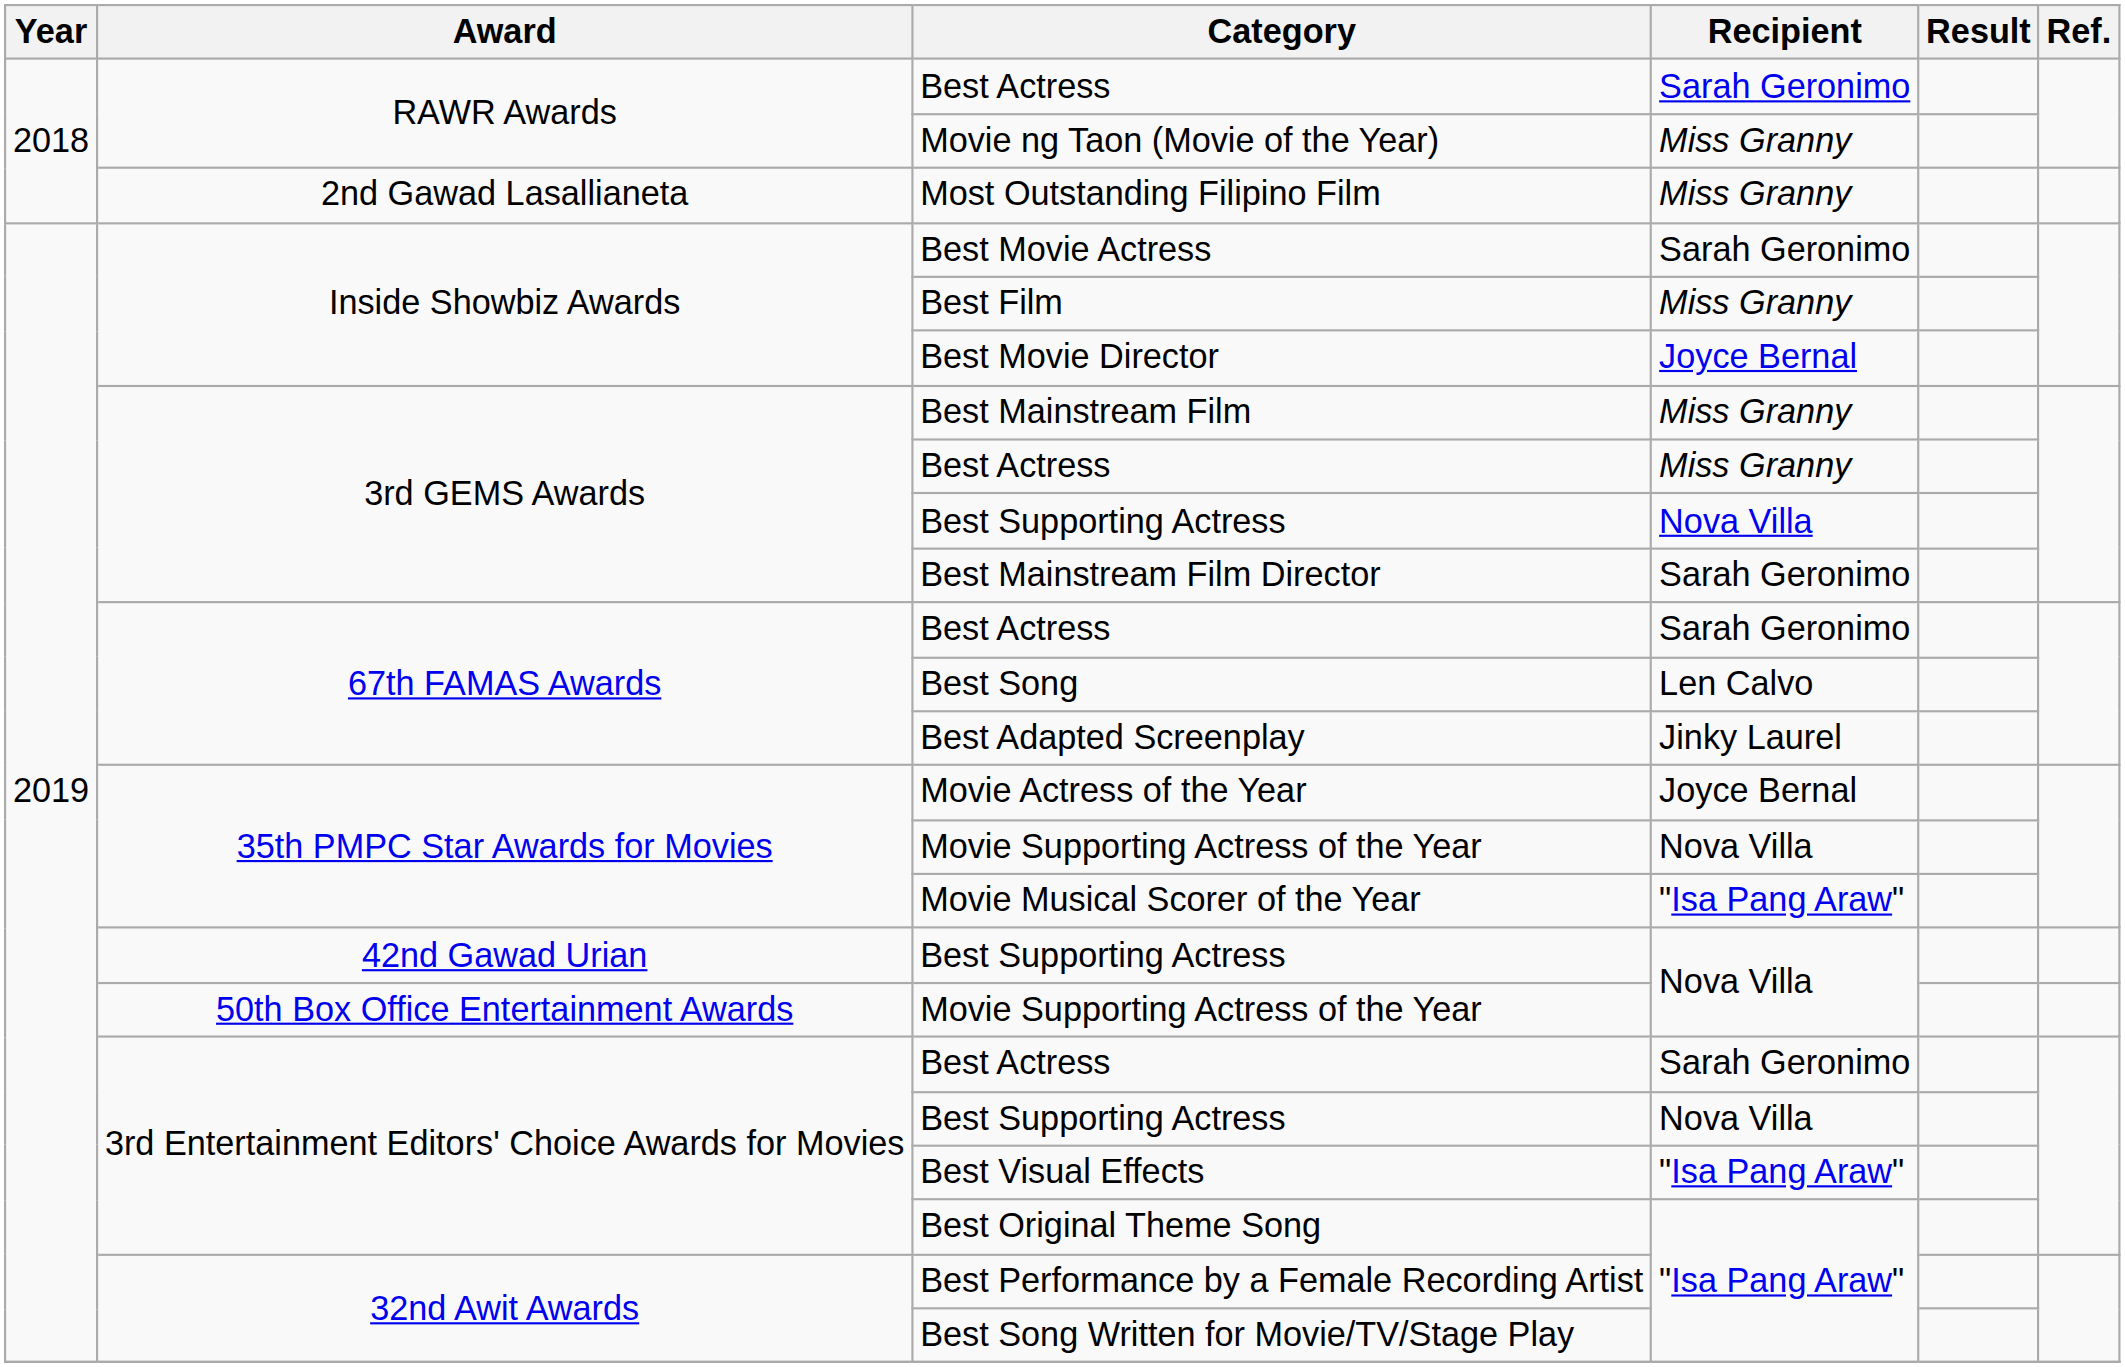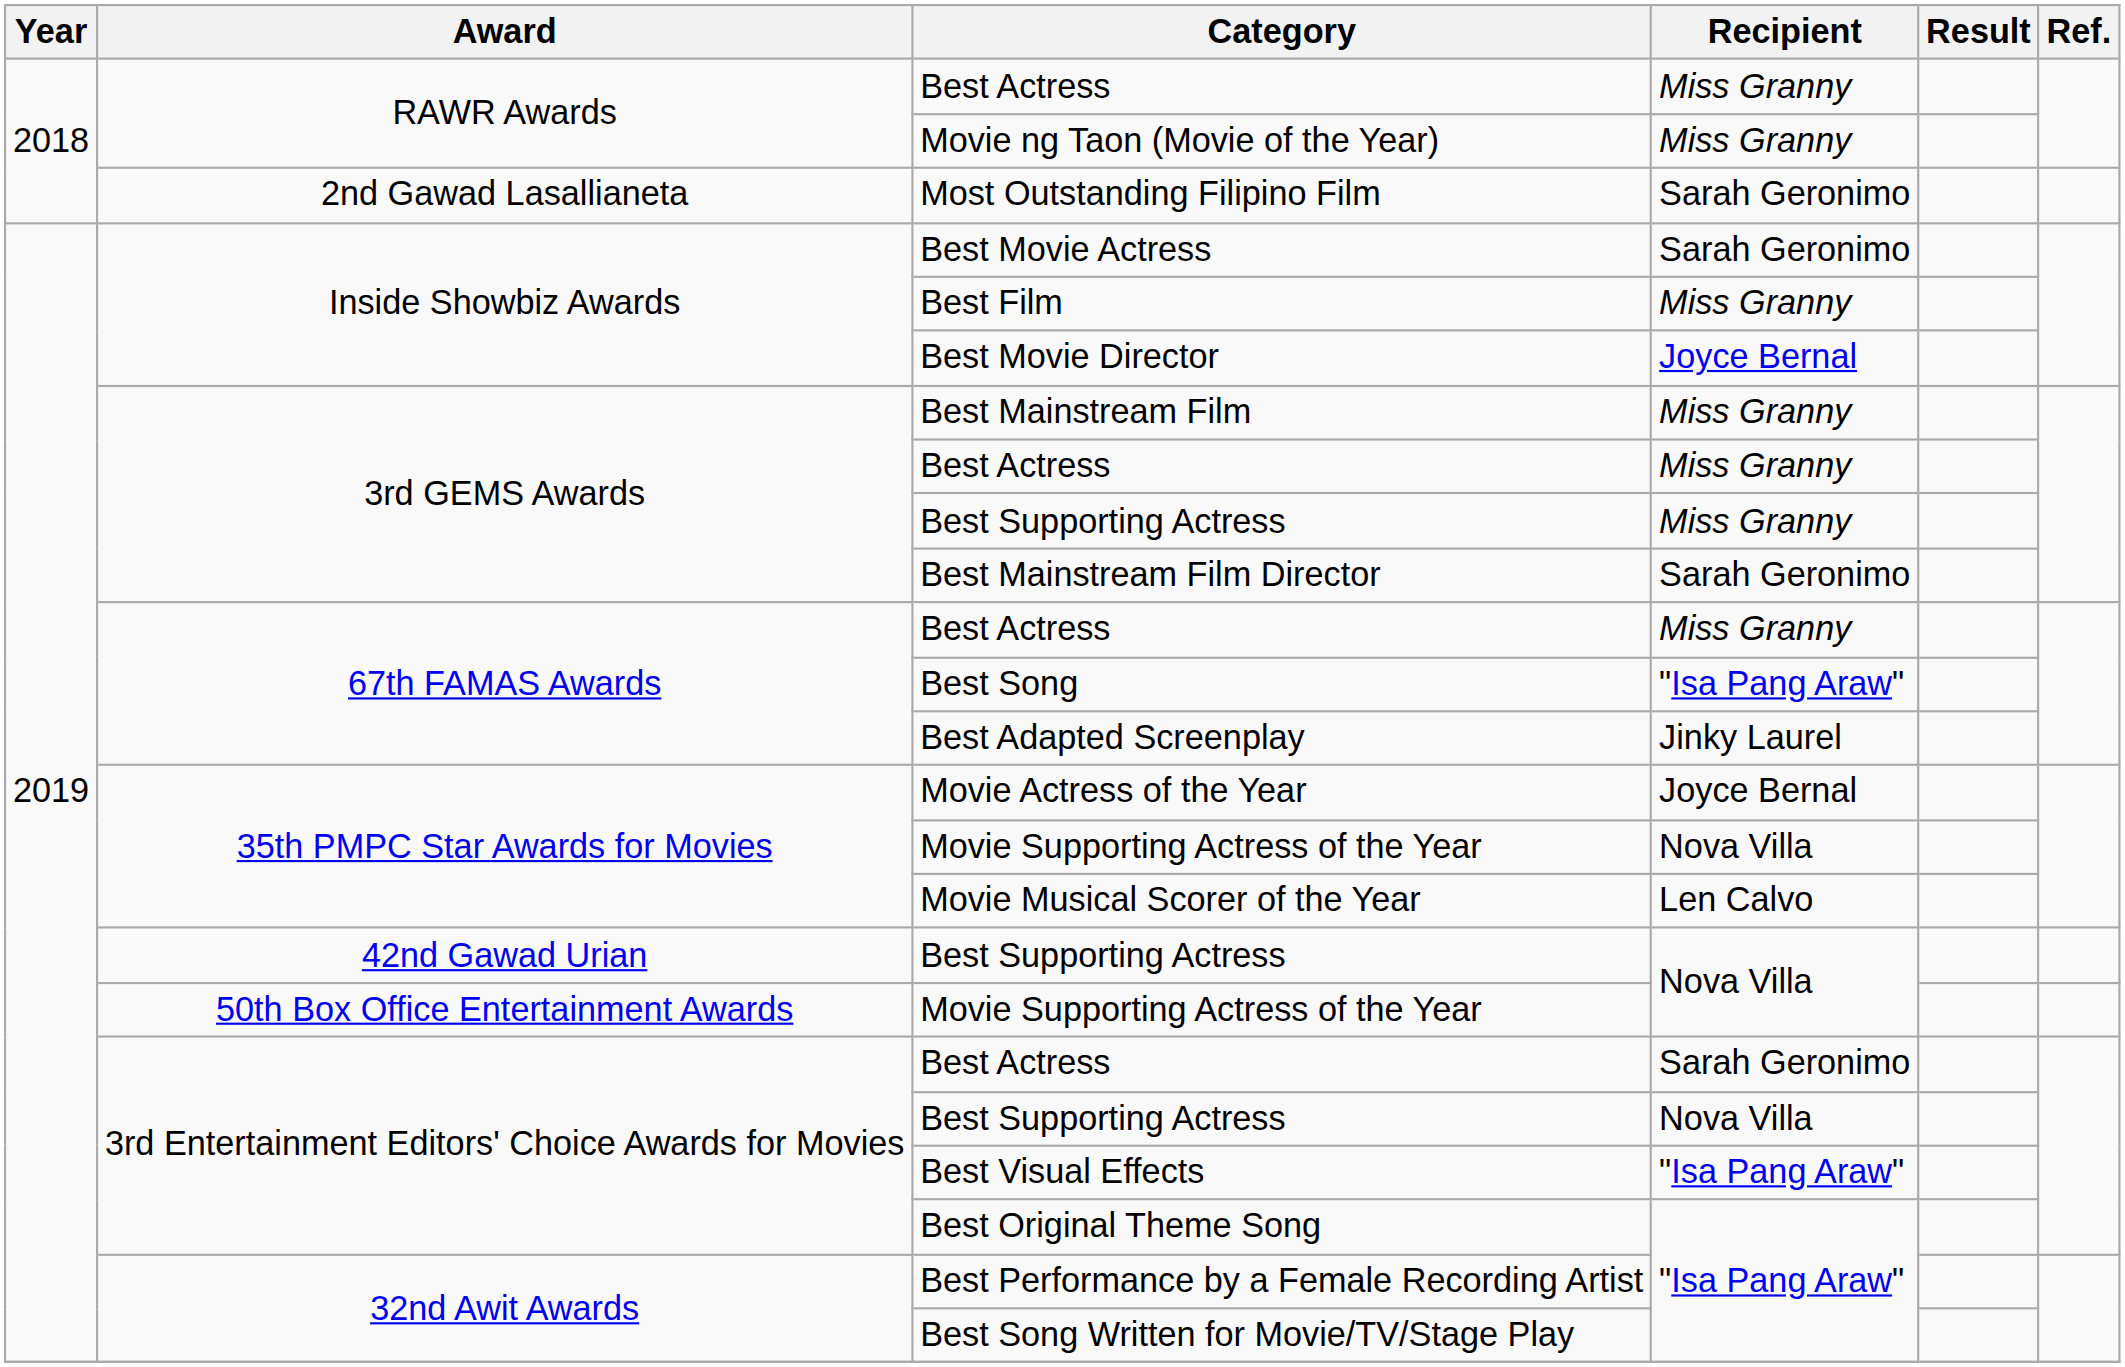(1785, 85) Sarah Geronimo -> (1755, 85) Miss Granny
(1755, 194) Miss Granny -> (1785, 194) Sarah Geronimo
(1736, 520) Nova Villa -> (1755, 520) Miss Granny
(1785, 628) Sarah Geronimo -> (1755, 628) Miss Granny
(1736, 683) Len Calvo -> (1782, 683) "Isa Pang Araw"
(1782, 900) "Isa Pang Araw" -> (1736, 900) Len Calvo
